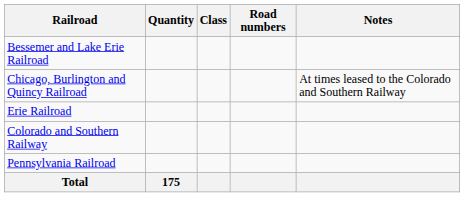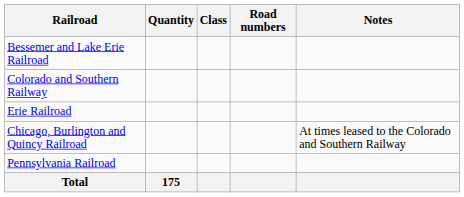rows swapped: (66, 85) <-> (63, 137)
